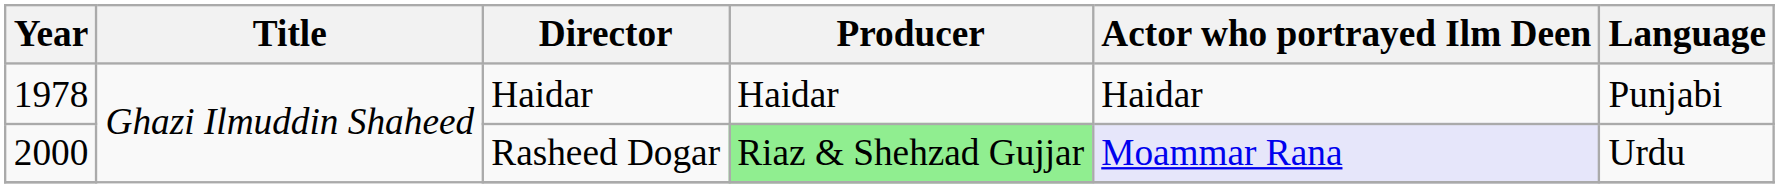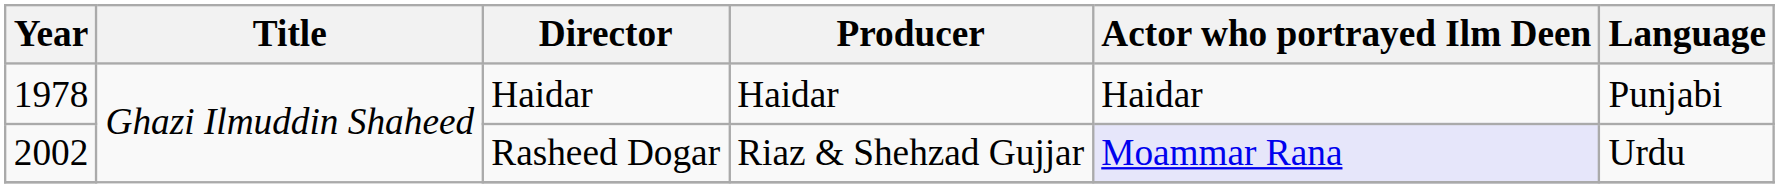(51, 152) 2000 -> (51, 152) 2002
(911, 152) lightgreen background -> (911, 152) no background
